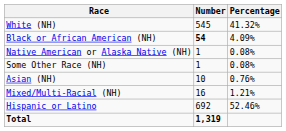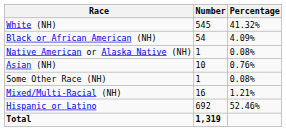(201, 38) bold -> (201, 38) normal
rows swapped: (31, 79) <-> (56, 65)
